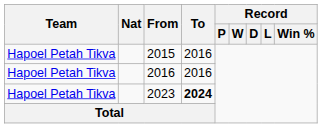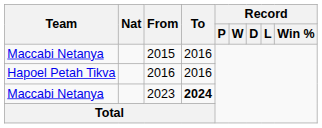(61, 53) Hapoel Petah Tikva -> (55, 53) Maccabi Netanya
(61, 93) Hapoel Petah Tikva -> (55, 93) Maccabi Netanya
